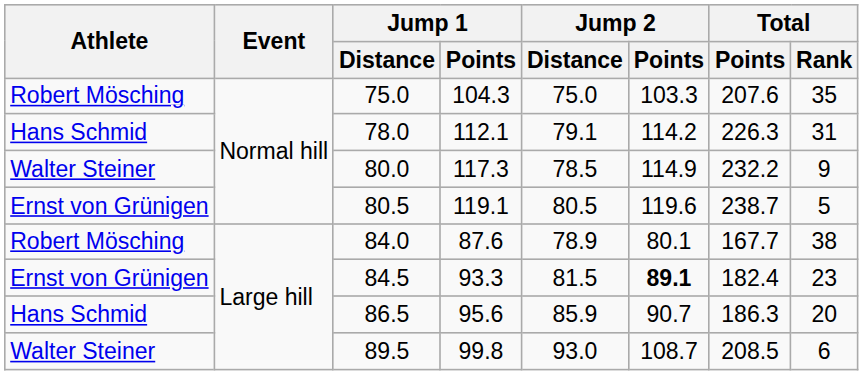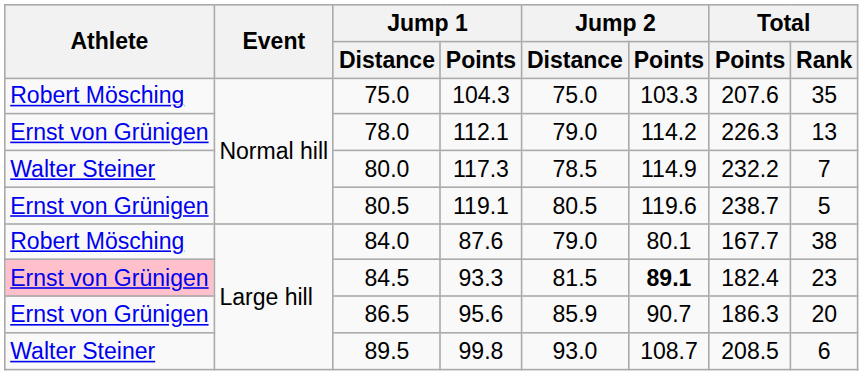(79, 133) Hans Schmid -> (109, 133) Ernst von Grünigen
(575, 133) 79.1 -> (575, 133) 79.0
(824, 133) 31 -> (824, 133) 13
(824, 169) 9 -> (824, 169) 7
(575, 242) 78.9 -> (575, 242) 79.0
(109, 278) no background -> (109, 278) pink background
(79, 315) Hans Schmid -> (109, 315) Ernst von Grünigen
